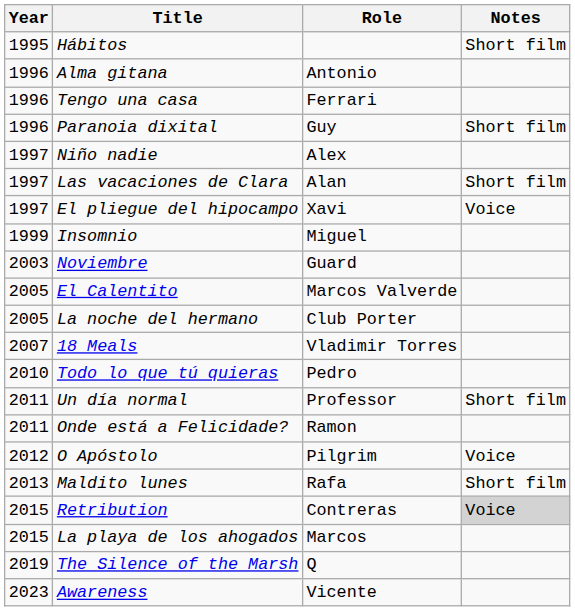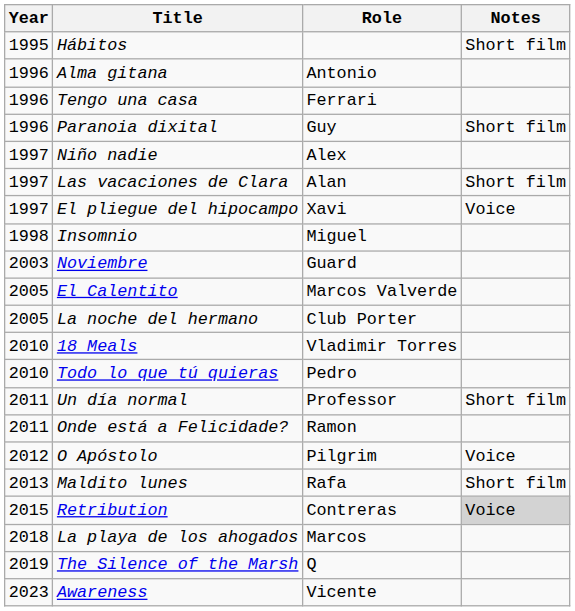(29, 237) 1999 -> (29, 237) 1998
(29, 346) 2007 -> (29, 346) 2010
(29, 538) 2015 -> (29, 538) 2018
